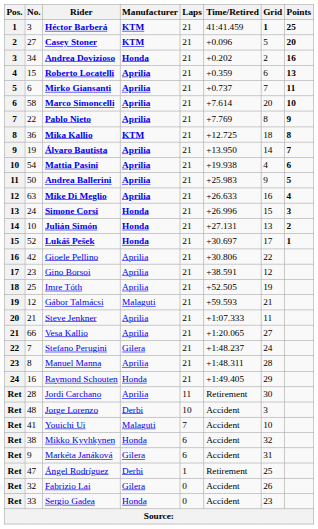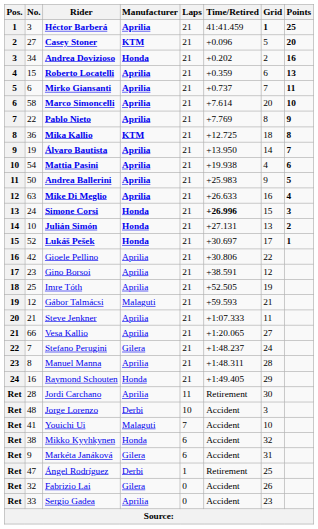(133, 27) KTM -> (136, 27) Aprilia
(222, 211) normal -> (222, 211) bold
(134, 501) Honda -> (135, 501) Aprilia
